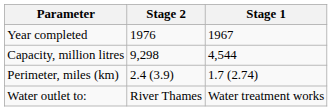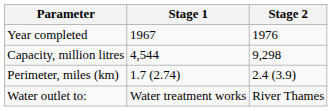columns swapped: (266, 14) <-> (166, 14)
